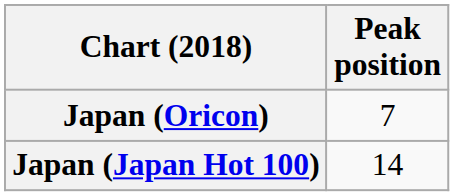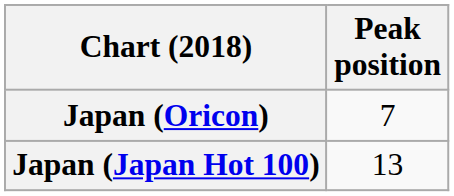(388, 164) 14 -> (388, 164) 13
